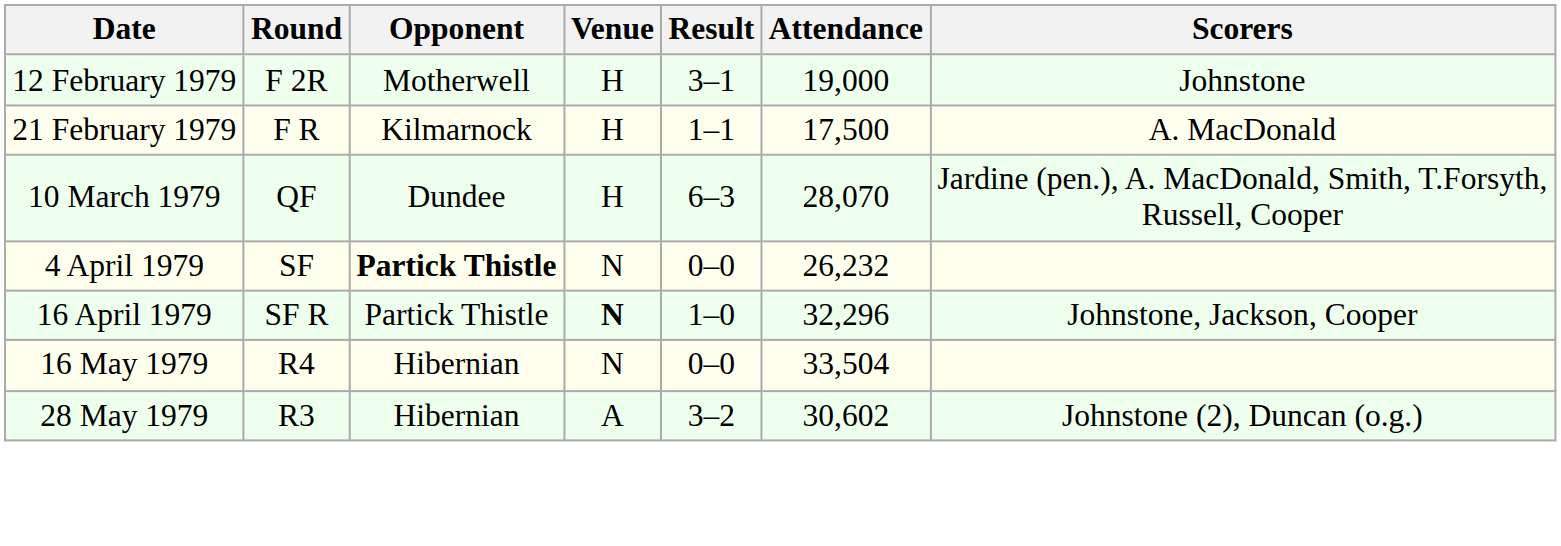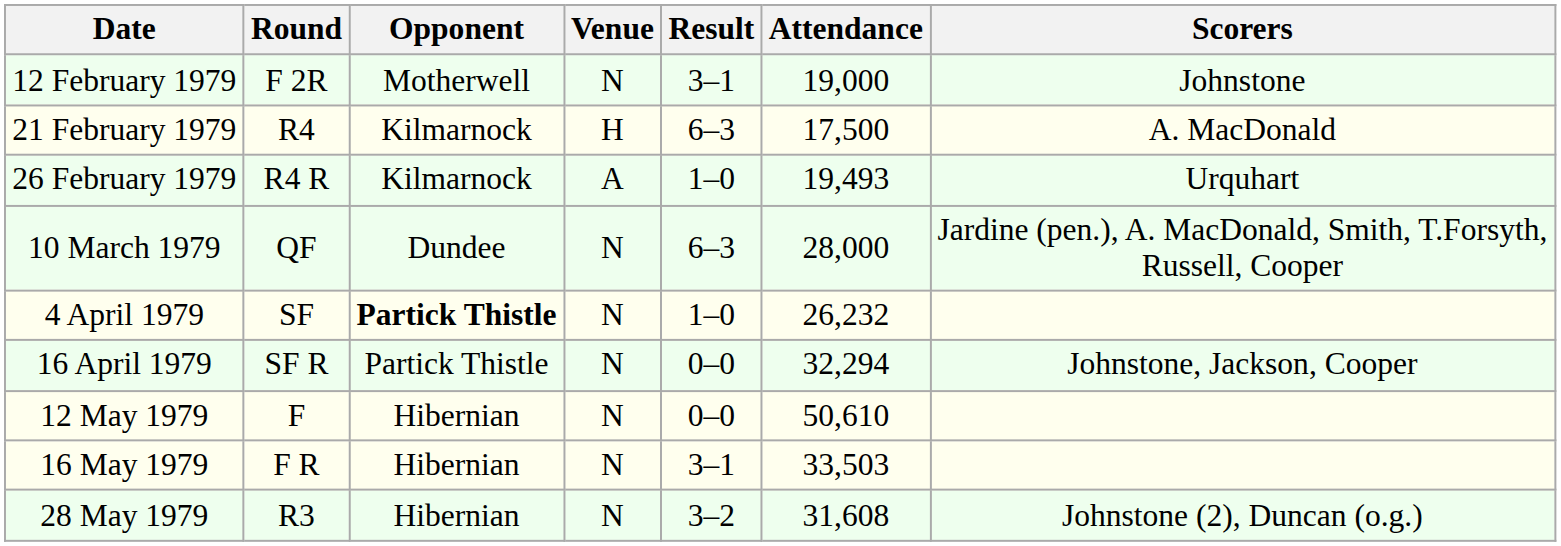(612, 79) H -> (612, 79) N
(296, 129) F R -> (296, 129) R4
(711, 129) 1–1 -> (711, 129) 6–3
+ row: (124, 179)
(612, 197) H -> (612, 247) N
(846, 197) 28,070 -> (846, 247) 28,000
(711, 264) 0–0 -> (711, 314) 1–0
(612, 314) bold -> (612, 364) normal
(711, 314) 1–0 -> (711, 364) 0–0
(846, 314) 32,296 -> (846, 364) 32,294
+ row: (124, 414)
(296, 364) R4 -> (296, 464) F R
(711, 364) 0–0 -> (711, 464) 3–1
(846, 364) 33,504 -> (846, 464) 33,503
(612, 414) A -> (612, 514) N
(846, 414) 30,602 -> (846, 514) 31,608
